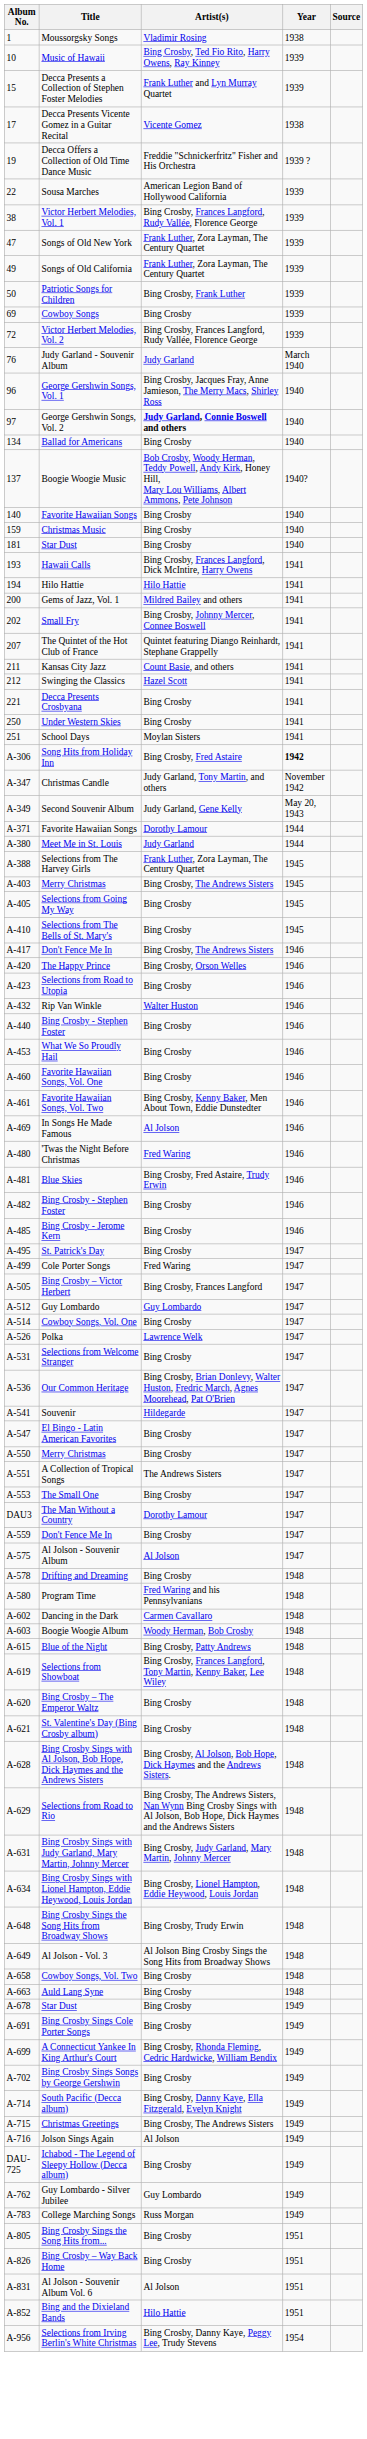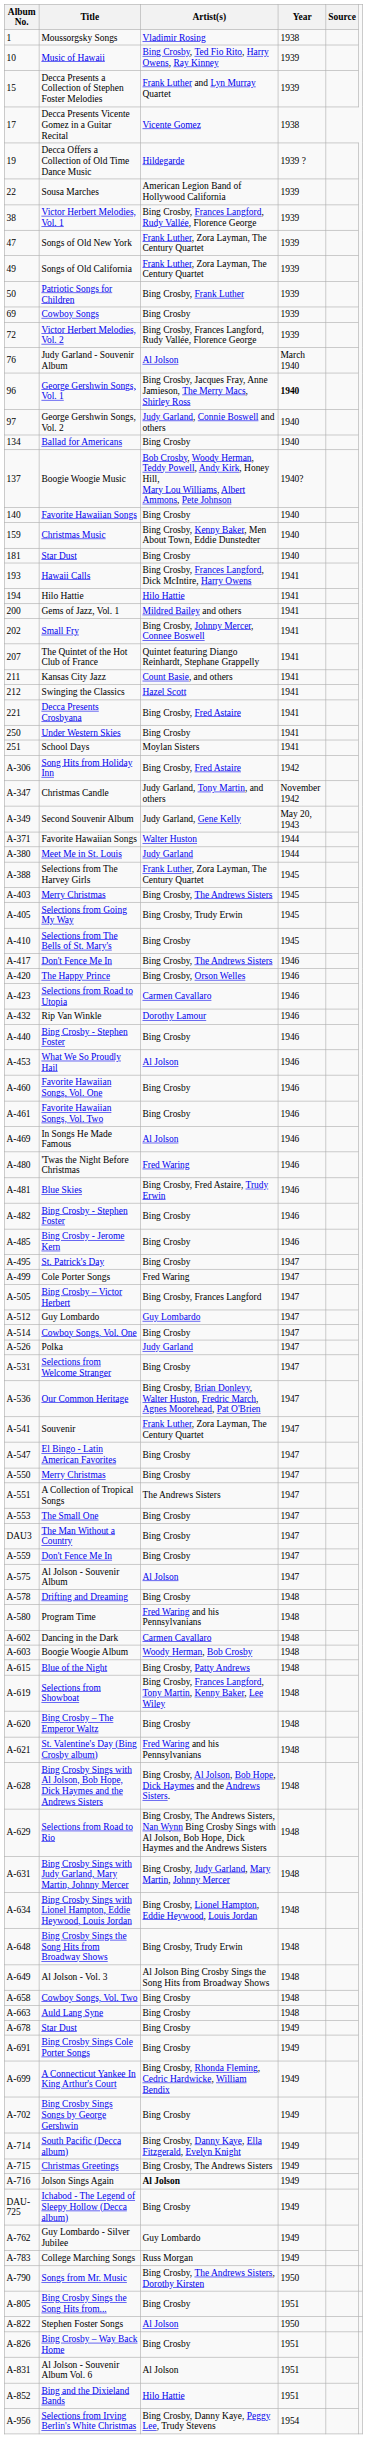(211, 161) Freddie "Schnickerfritz" Fisher and His Orchestra -> (163, 161) Hildegarde
(169, 360) Judy Garland -> (160, 360) Al Jolson
(294, 391) normal -> (290, 391) bold
(205, 422) bold -> (208, 422) normal
(167, 530) Bing Crosby -> (204, 535) Bing Crosby, Kenny Baker, Men About Town, Eddie Dunstedter
(167, 701) Bing Crosby -> (192, 712) Bing Crosby, Fred Astaire
(294, 757) bold -> (290, 768) normal
(175, 828) Dorothy Lamour -> (170, 839) Walter Huston
(167, 904) Bing Crosby -> (193, 915) Bing Crosby, Trudy Erwin
(167, 985) Bing Crosby -> (177, 996) Carmen Cavallaro
(171, 1006) Walter Huston -> (174, 1016) Dorothy Lamour
(167, 1052) Bing Crosby -> (160, 1062) Al Jolson
(205, 1103) Bing Crosby, Kenny Baker, Men About Town, Eddie Dunstedter -> (166, 1113) Bing Crosby
(173, 1336) Lawrence Welk -> (168, 1347) Judy Garland
(164, 1413) Hildegarde -> (205, 1429) Frank Luther, Zora Layman, The Century Quartet
(175, 1515) Dorothy Lamour -> (166, 1536) Bing Crosby
(167, 1728) Bing Crosby -> (181, 1749) Fred Waring and his Pennsylvanians
(161, 2139) normal -> (161, 2181) bold
+ row: (19, 2278)
+ row: (19, 2324)
